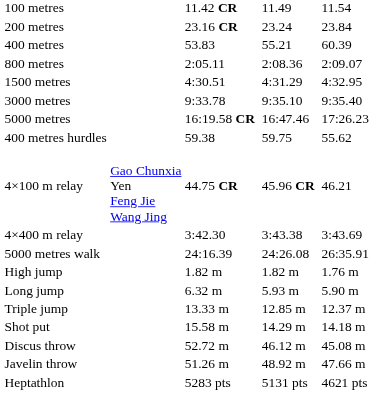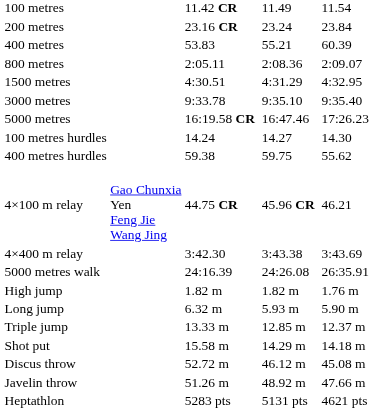+ row: (56, 137)
